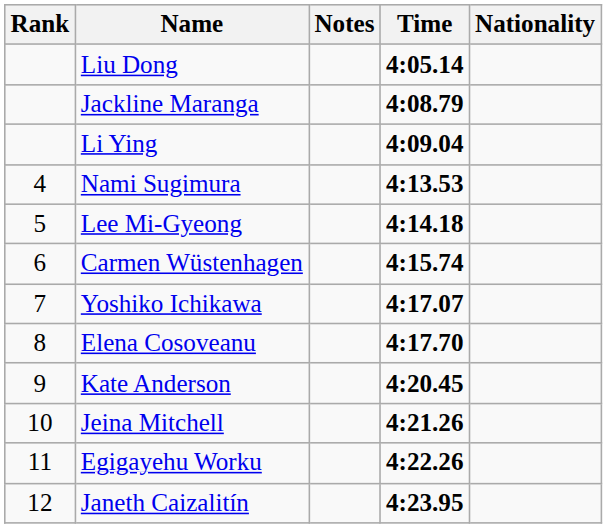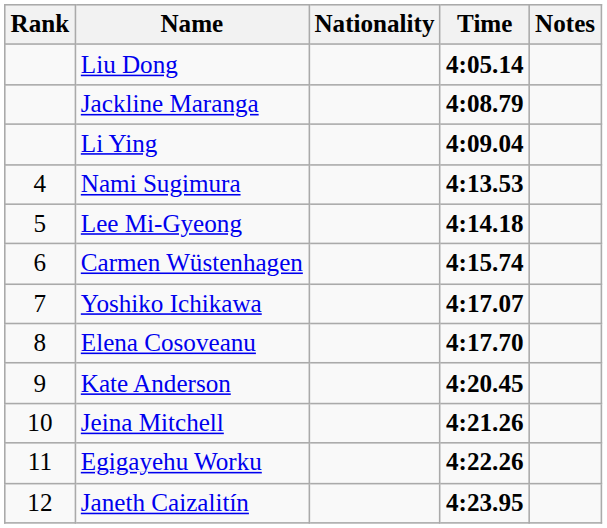columns swapped: (535, 24) <-> (344, 24)
